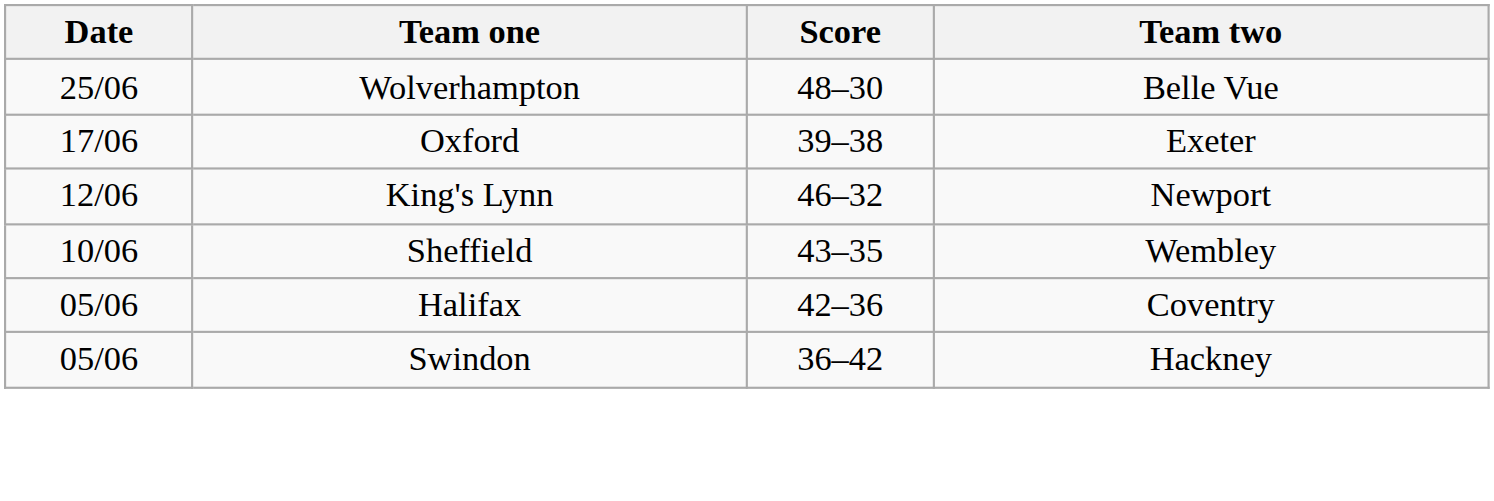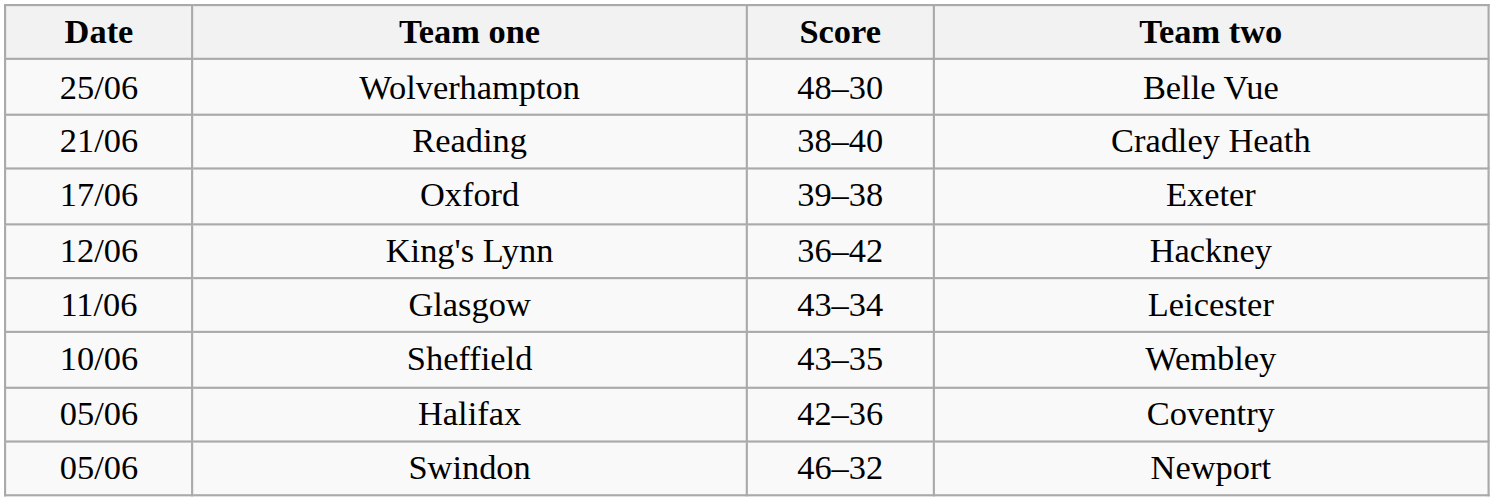+ row: (470, 140)
(840, 195) 46–32 -> (840, 250) 36–42
(1211, 195) Newport -> (1211, 250) Hackney
+ row: (470, 304)
(840, 359) 36–42 -> (840, 468) 46–32
(1211, 359) Hackney -> (1211, 468) Newport
